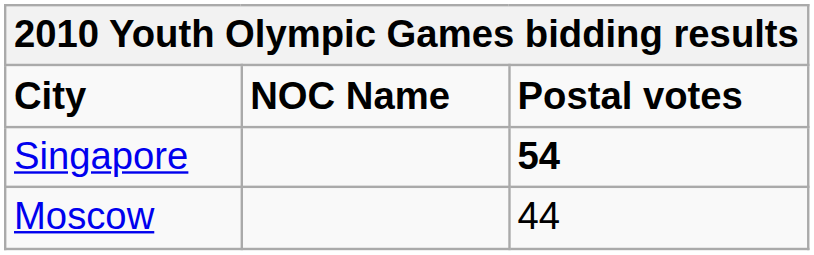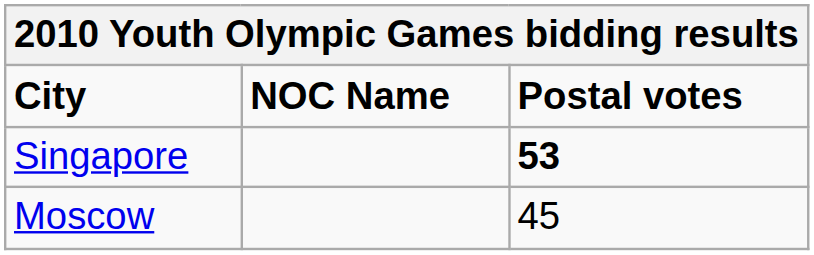(539, 156) 54 -> (539, 156) 53
(539, 216) 44 -> (539, 216) 45
